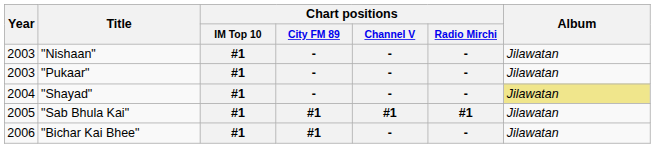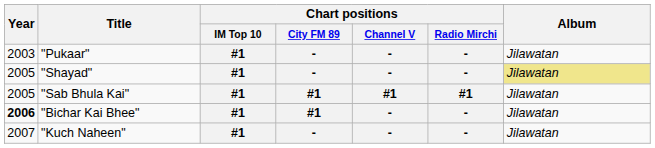- row: (68, 53)
(21, 93) 2004 -> (21, 73) 2005
(21, 133) normal -> (21, 113) bold
+ row: (83, 133)
